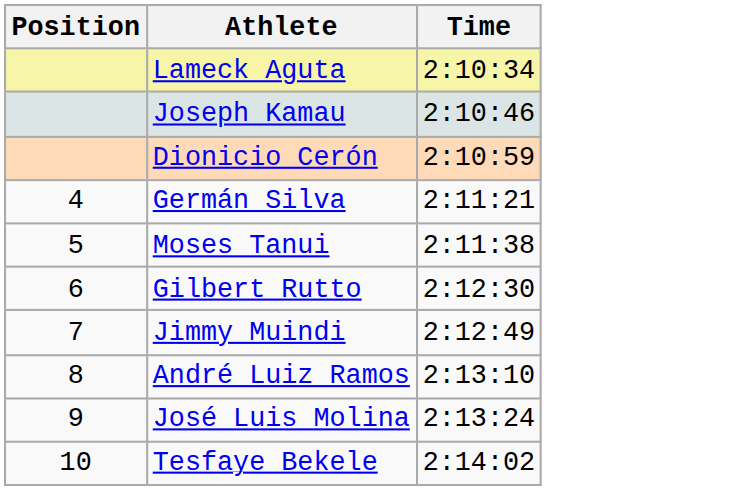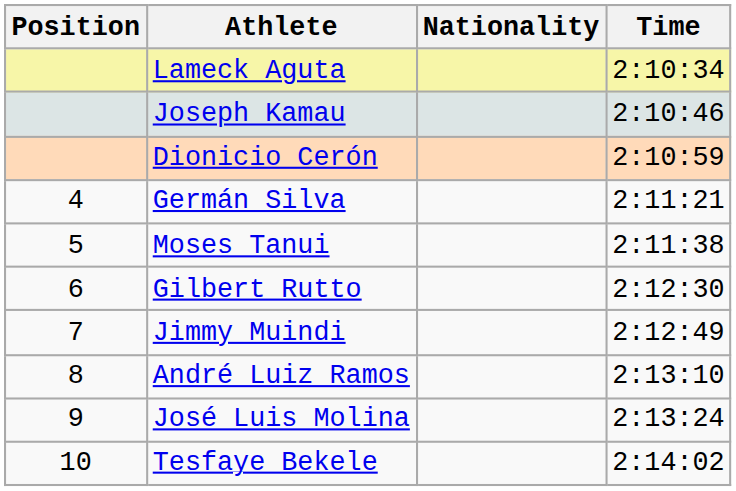+ column: (511, 27)
